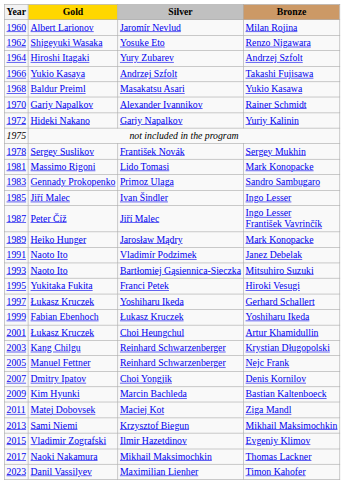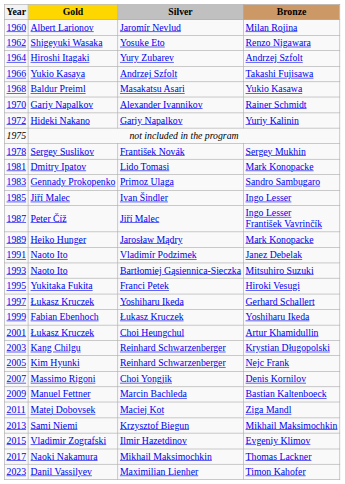(63, 167) Massimo Rigoni -> (58, 167) Dmitry Ipatov
(61, 363) Manuel Fettner -> (55, 363) Kim Hyunki
(58, 379) Dmitry Ipatov -> (63, 379) Massimo Rigoni
(55, 394) Kim Hyunki -> (61, 394) Manuel Fettner
